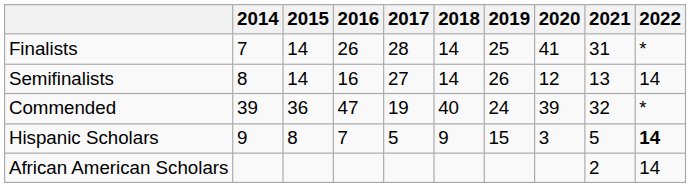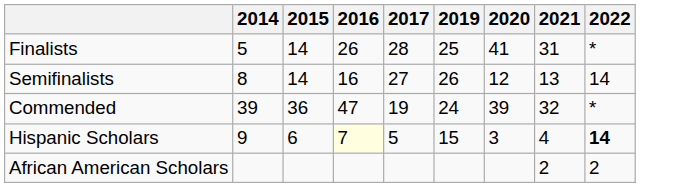- column: (459, 19)
(242, 49) 7 -> (242, 49) 5
(293, 138) 8 -> (293, 138) 6
(343, 138) no background -> (343, 138) lightyellow background
(594, 138) 5 -> (544, 138) 4
(650, 167) 14 -> (594, 167) 2
